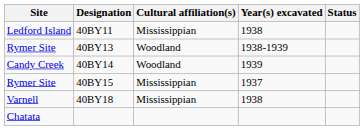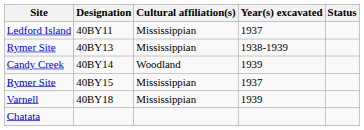(252, 30) 1938 -> (252, 30) 1937
(158, 47) Woodland -> (166, 47) Mississippian
(252, 99) 1938 -> (252, 99) 1939
